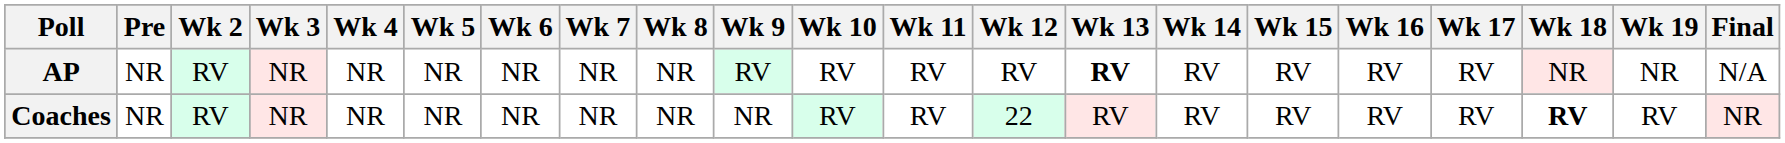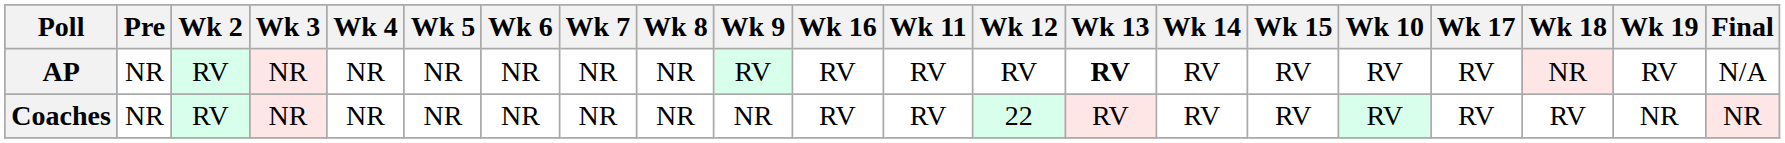columns swapped: (837, 26) <-> (1385, 26)
(1659, 71) NR -> (1659, 71) RV
(1568, 115) bold -> (1568, 115) normal
(1659, 115) RV -> (1659, 115) NR
